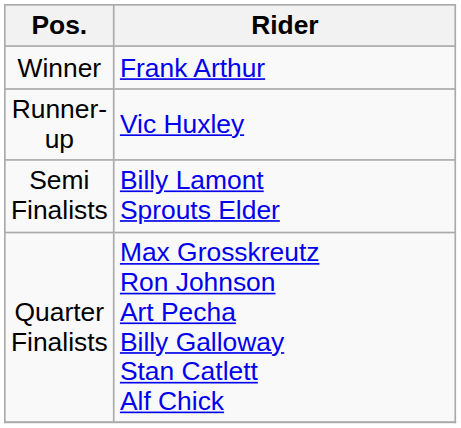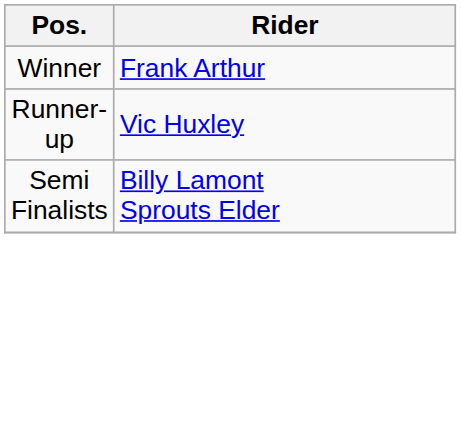- row: (59, 326)
